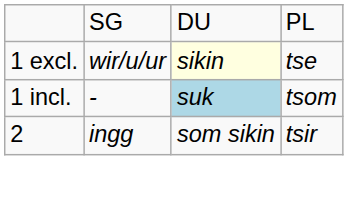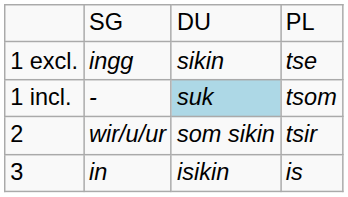(128, 60) wir/u/ur -> (111, 60) ingg
(200, 60) lightyellow background -> (200, 60) no background
(111, 135) ingg -> (128, 135) wir/u/ur
+ row: (17, 172)
